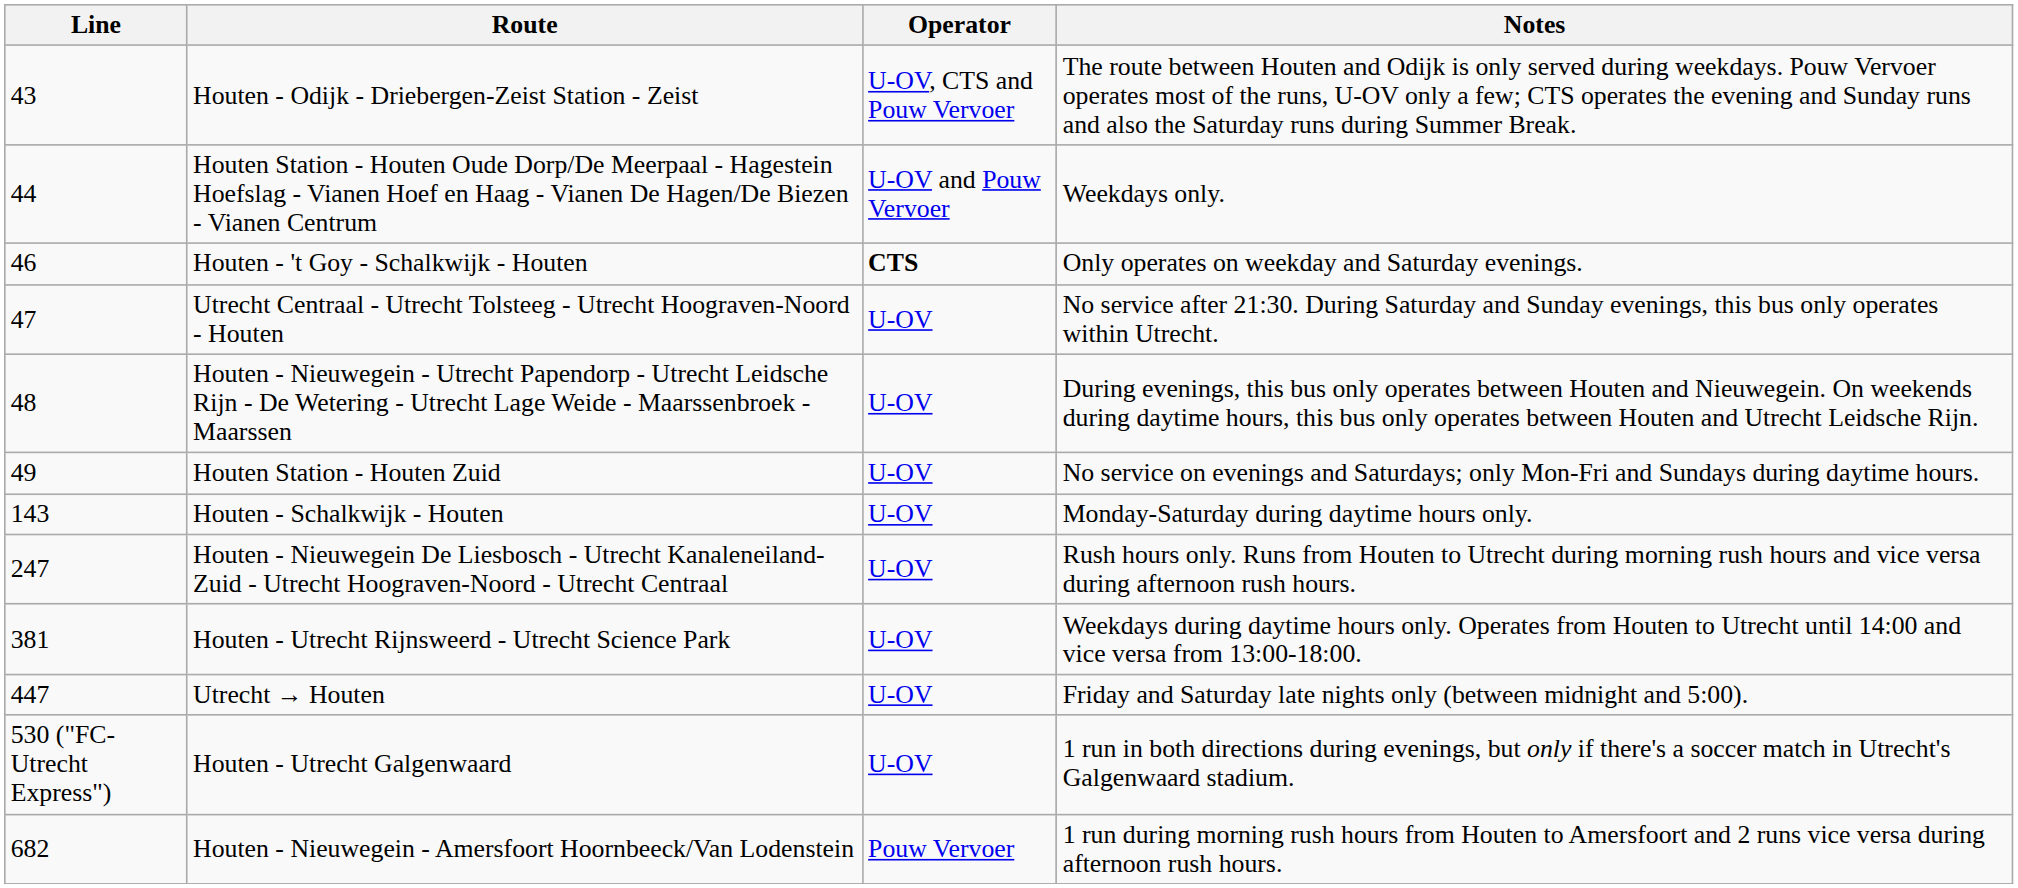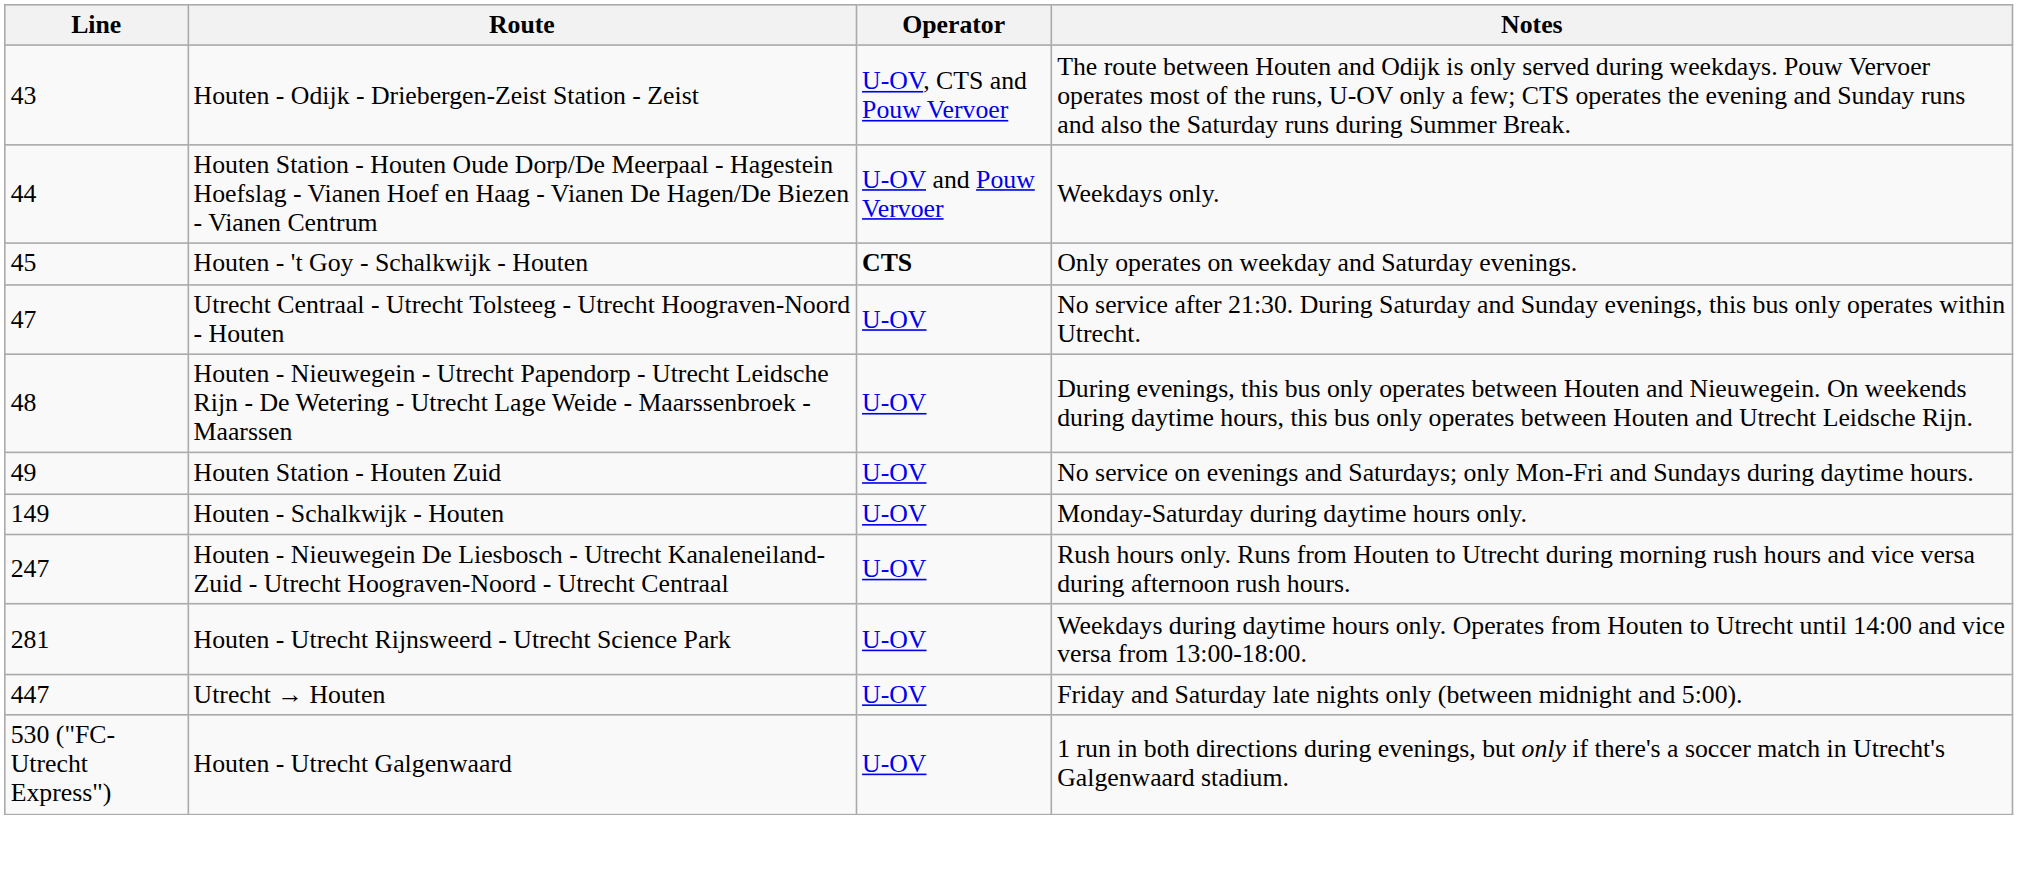(24, 263) 46 -> (24, 263) 45
(30, 513) 143 -> (30, 513) 149
(30, 638) 381 -> (30, 638) 281
- row: (524, 848)
